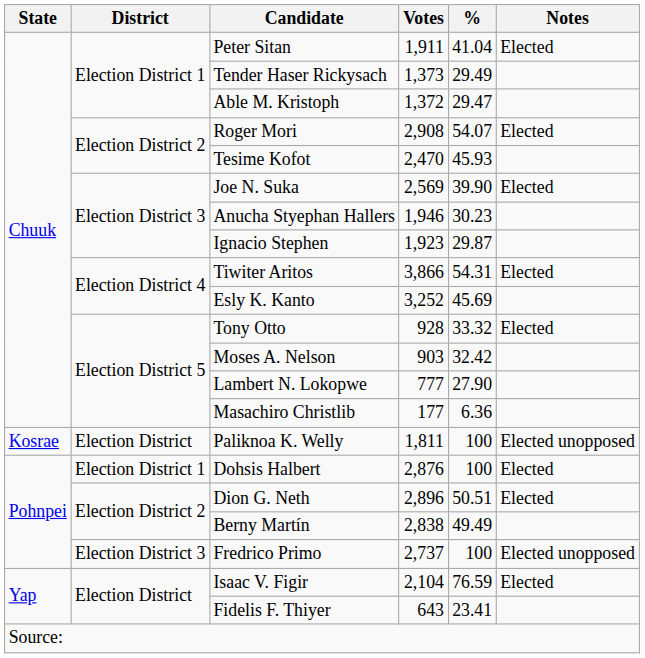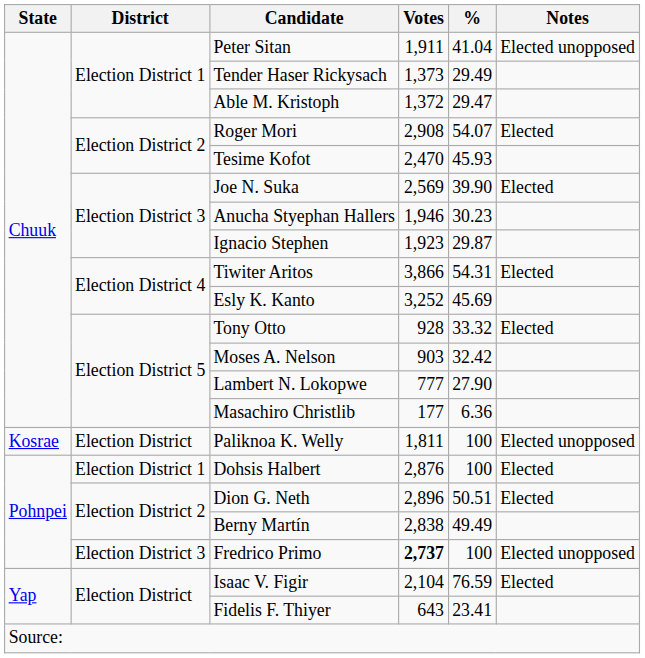(527, 46) Elected -> (568, 46) Elected unopposed
(424, 553) normal -> (424, 553) bold
